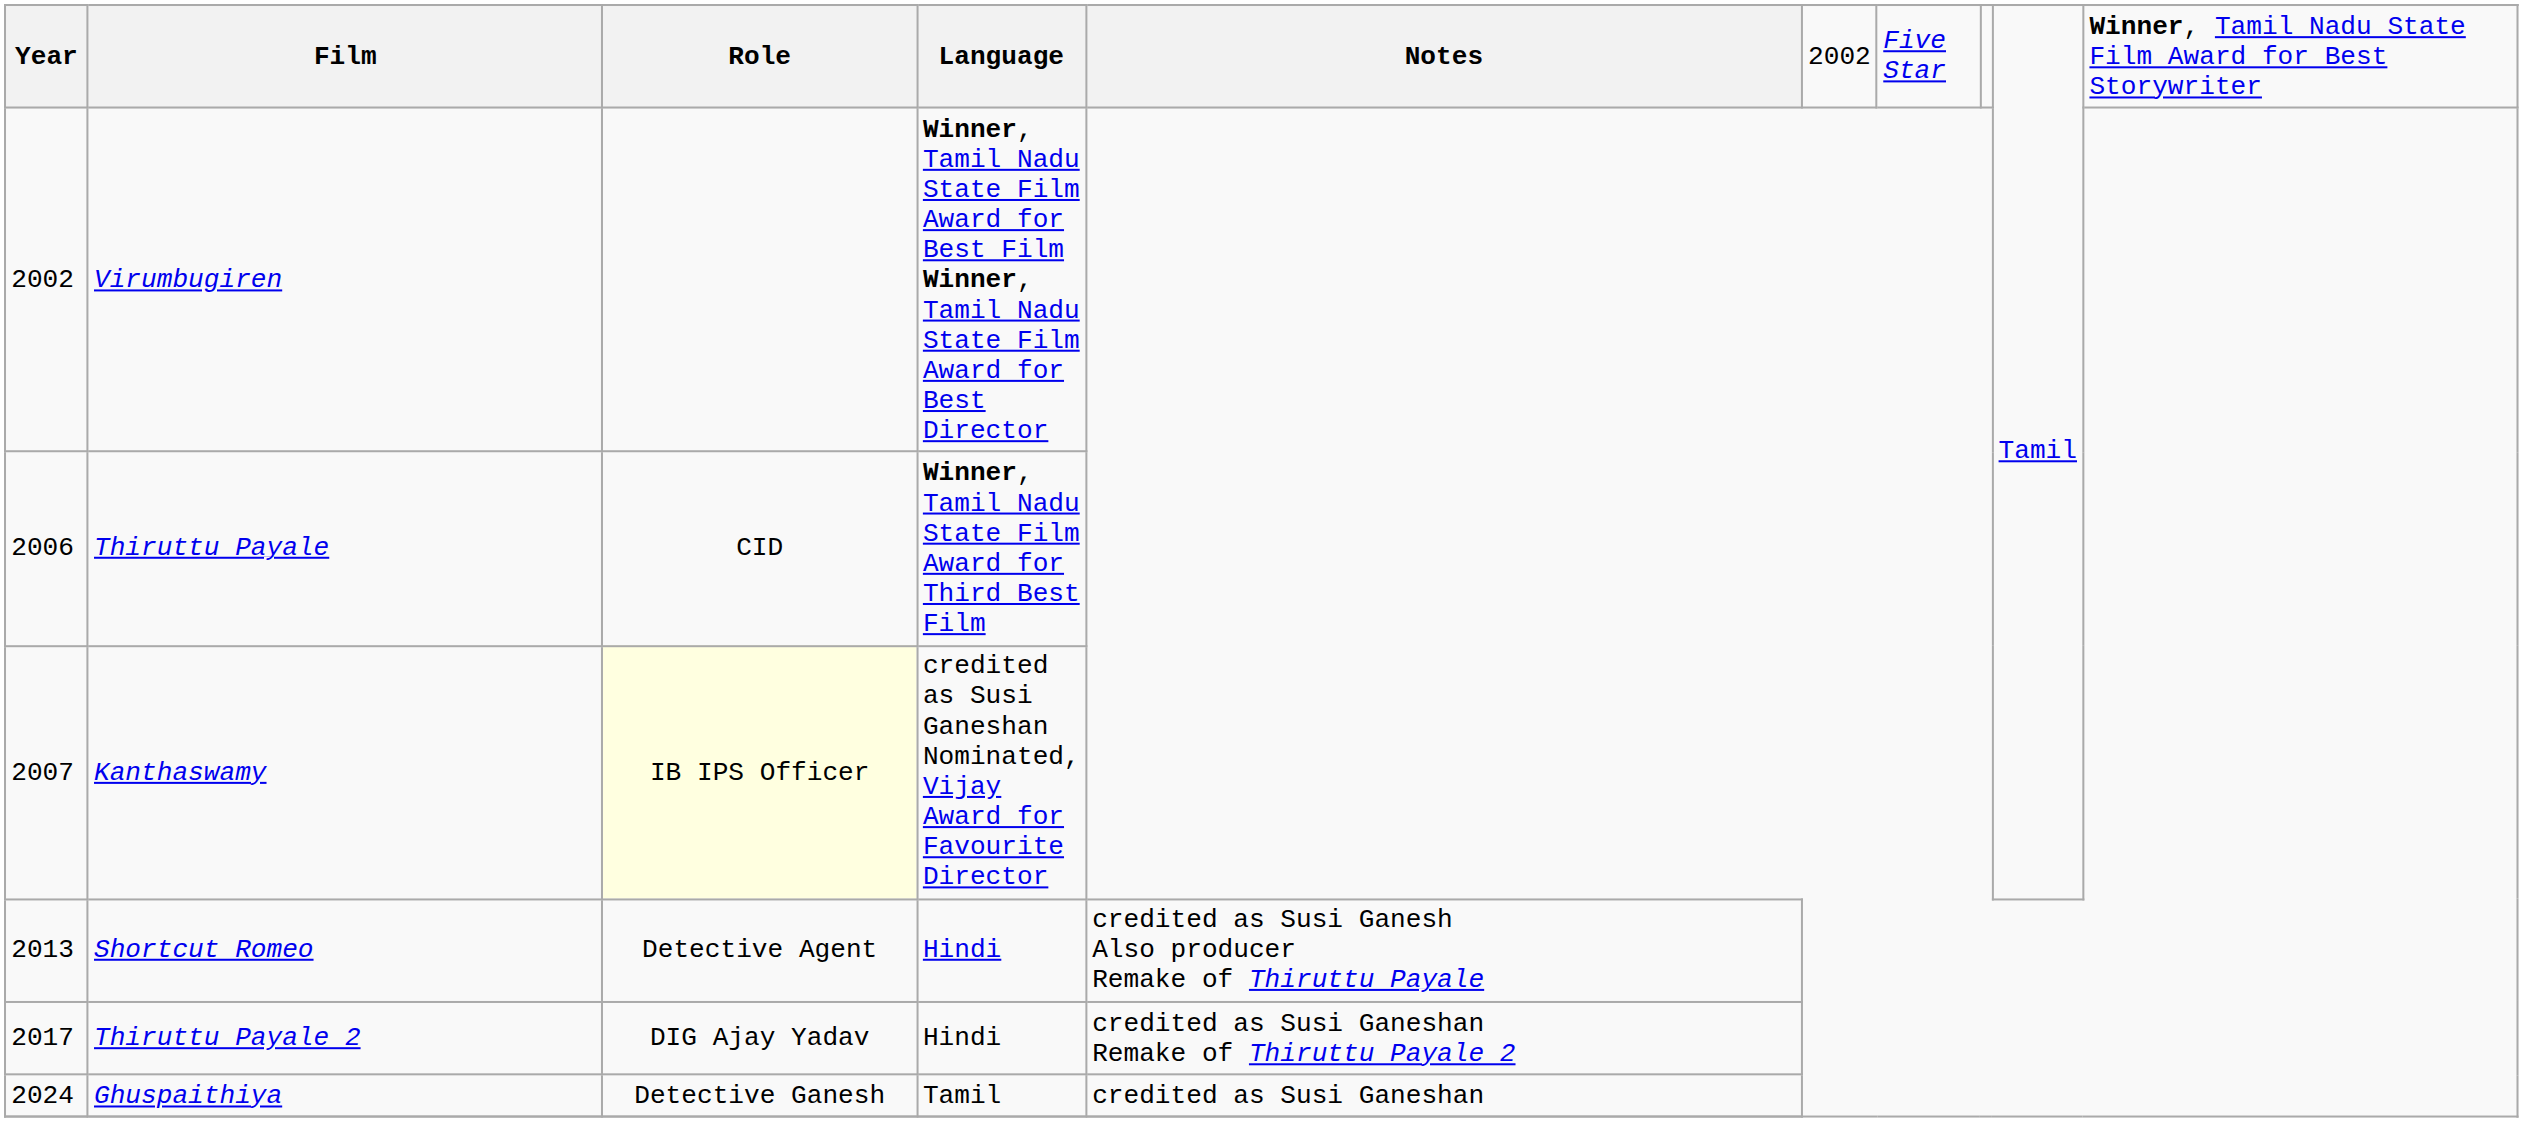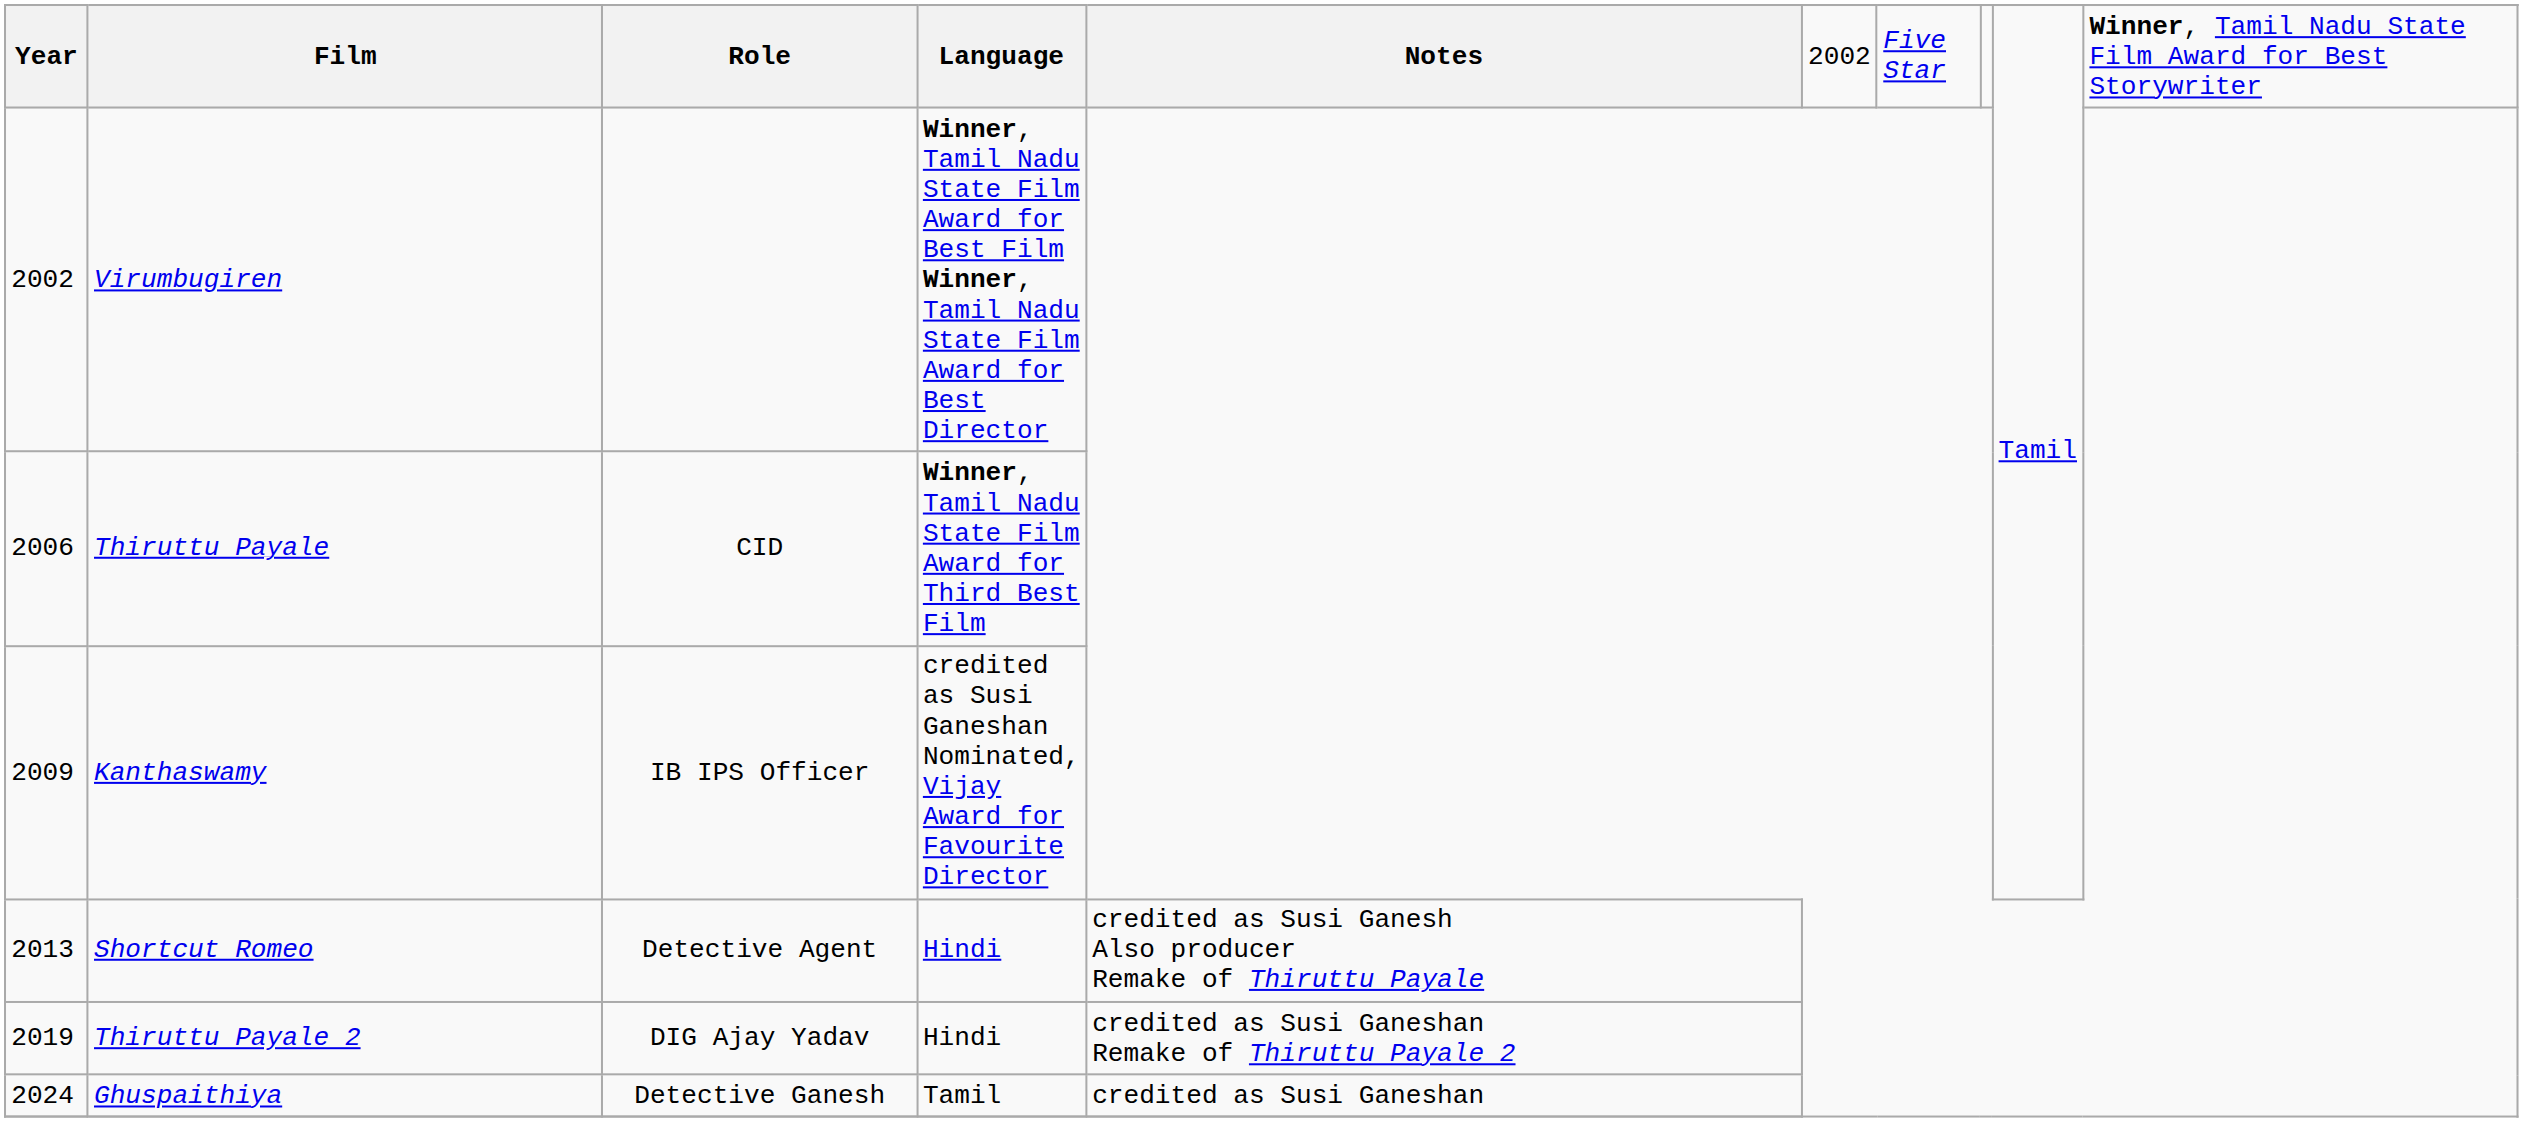(43, 772) 2007 -> (43, 772) 2009
(760, 772) lightyellow background -> (760, 772) no background
(43, 1038) 2017 -> (43, 1038) 2019
